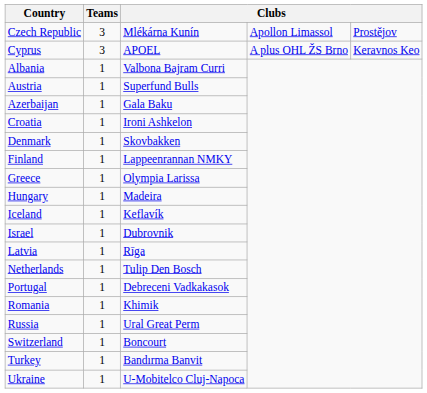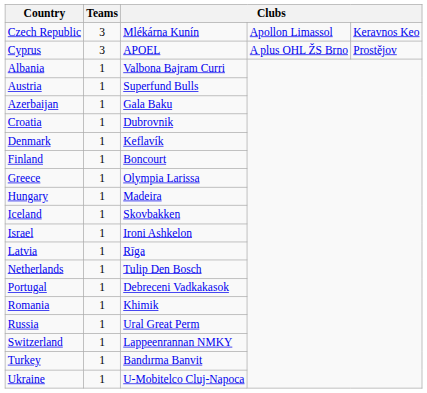(375, 31) Prostějov -> (386, 31) Keravnos Keo
(386, 50) Keravnos Keo -> (375, 50) Prostějov
(158, 123) Ironi Ashkelon -> (148, 123) Dubrovnik
(152, 141) Skovbakken -> (143, 141) Keflavík
(178, 159) Lappeenrannan NMKY -> (145, 159) Boncourt
(143, 214) Keflavík -> (152, 214) Skovbakken
(148, 232) Dubrovnik -> (158, 232) Ironi Ashkelon
(145, 342) Boncourt -> (178, 342) Lappeenrannan NMKY
